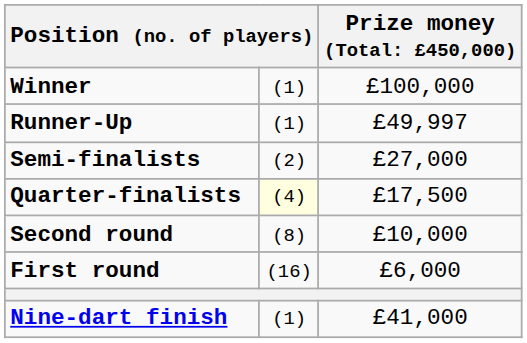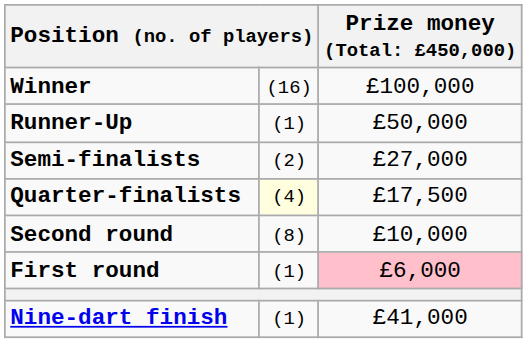(289, 87) (1) -> (289, 87) (16)
(420, 123) £49,997 -> (420, 123) £50,000
(289, 271) (16) -> (289, 271) (1)
(420, 271) no background -> (420, 271) pink background
